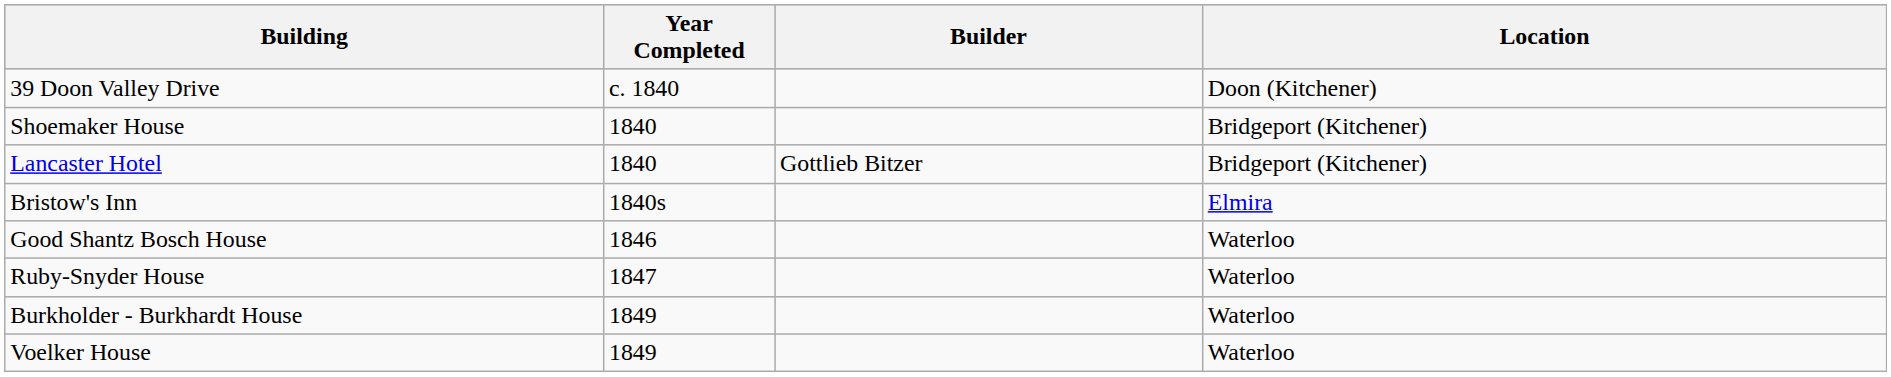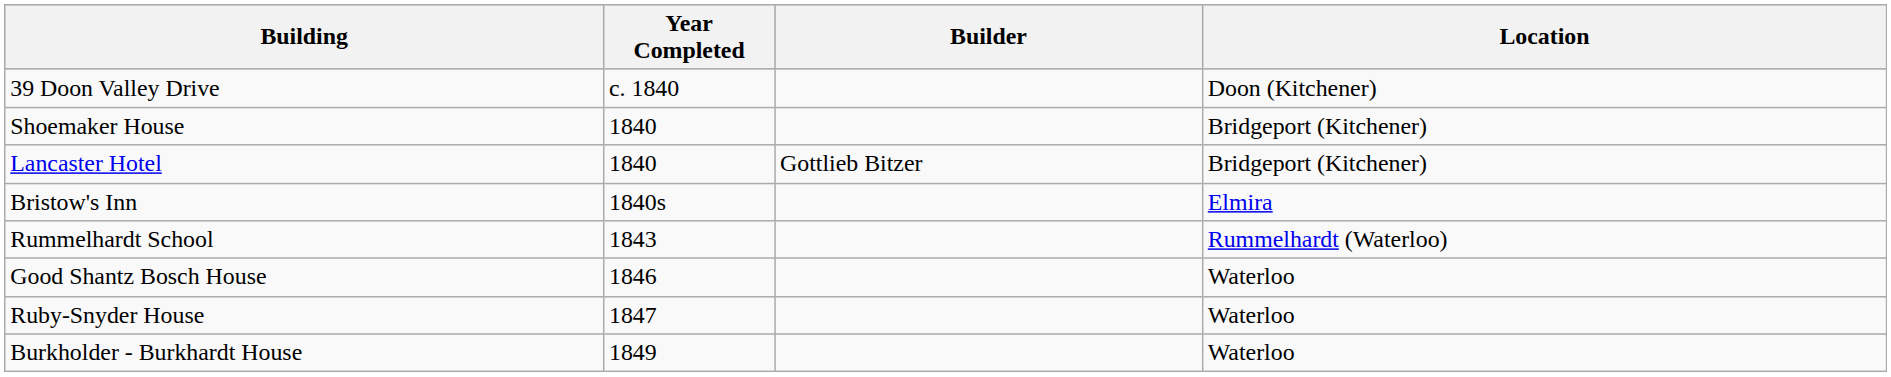+ row: (112, 239)
- row: (81, 352)
